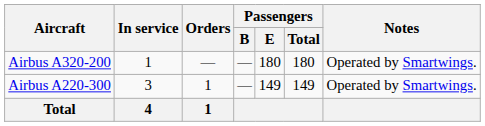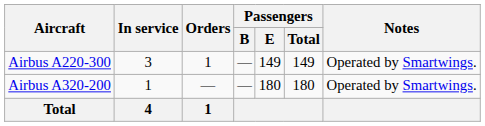rows swapped: (60, 86) <-> (60, 62)
